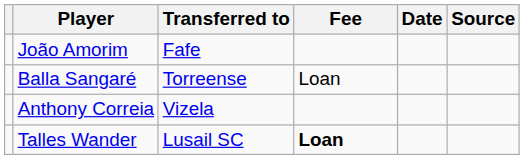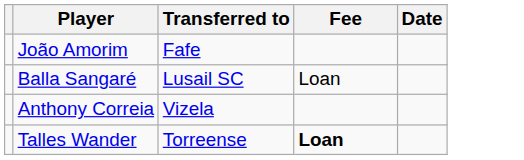- column: (483, 19)
(205, 79) Torreense -> (203, 79) Lusail SC
(203, 139) Lusail SC -> (205, 139) Torreense
